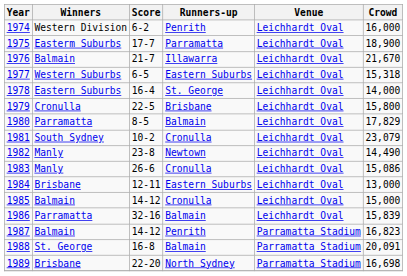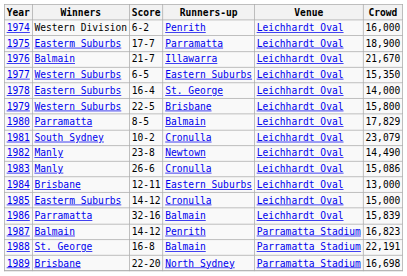(383, 75) 15,318 -> (383, 75) 15,350
(58, 106) Cronulla -> (78, 106) Western Suburbs
(55, 200) Balmain -> (78, 200) Easterm Suburbs
(383, 247) 20,091 -> (383, 247) 22,191
